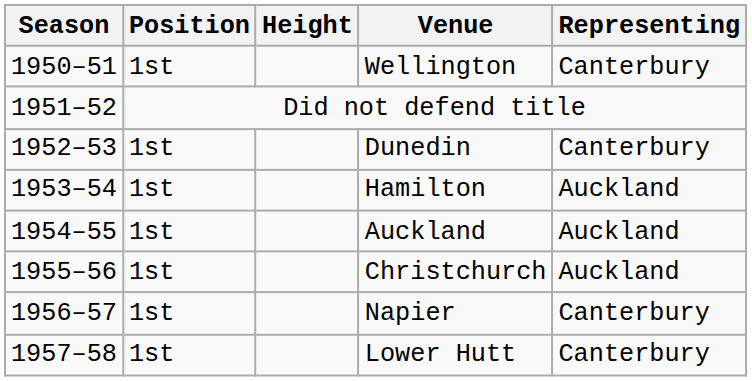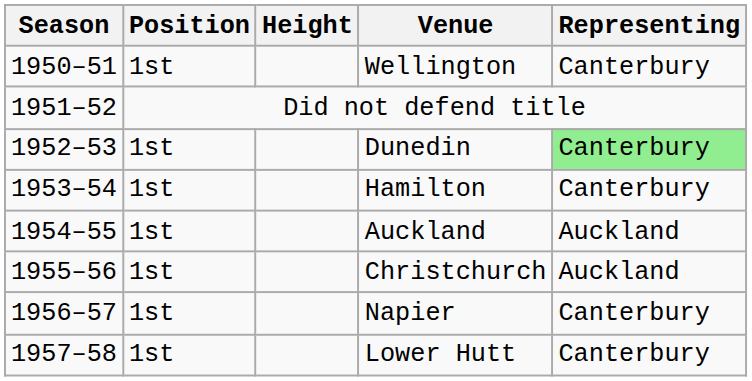(634, 149) no background -> (634, 149) lightgreen background
(619, 190) Auckland -> (634, 190) Canterbury
